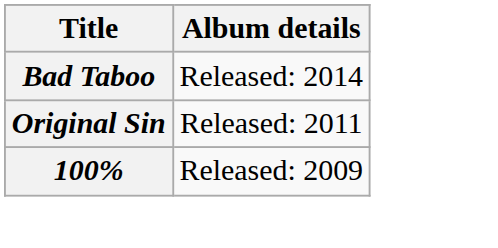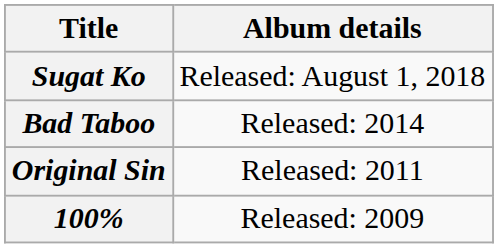+ row: (89, 75)
